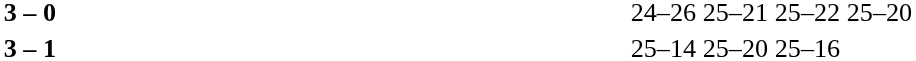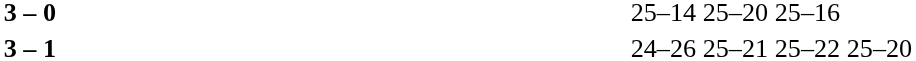(771, 12) 24–26 25–21 25–22 25–20 -> (735, 12) 25–14 25–20 25–16
(735, 48) 25–14 25–20 25–16 -> (771, 48) 24–26 25–21 25–22 25–20
